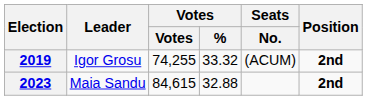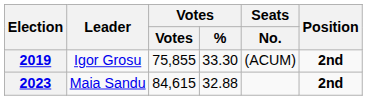(174, 60) 74,255 -> (174, 60) 75,855
(220, 60) 33.32 -> (220, 60) 33.30
